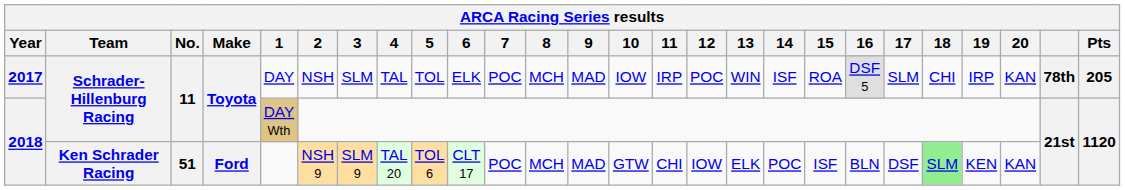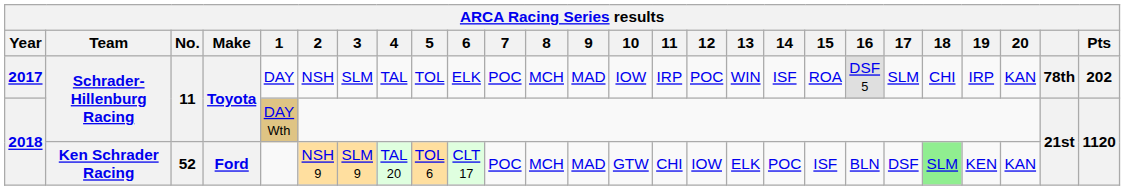(1099, 77) 205 -> (1099, 77) 202
(187, 163) 51 -> (187, 163) 52
